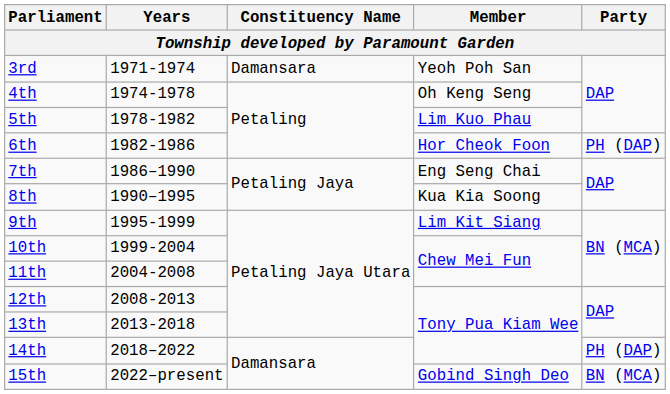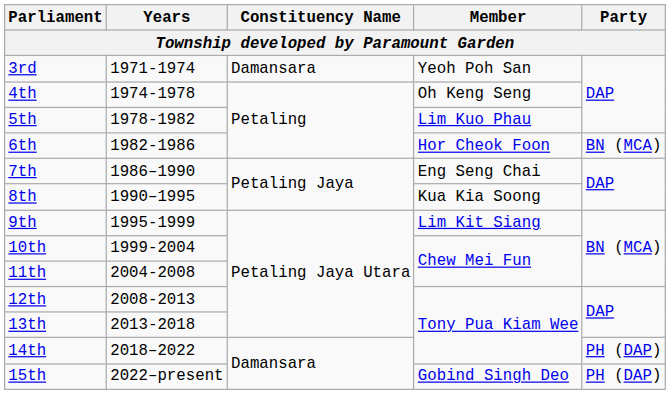(624, 146) PH (DAP) -> (624, 146) BN (MCA)
(624, 376) BN (MCA) -> (624, 376) PH (DAP)
